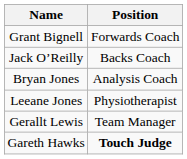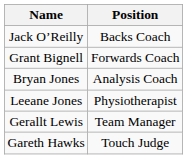rows swapped: (46, 36) <-> (46, 57)
(135, 143) bold -> (135, 143) normal
